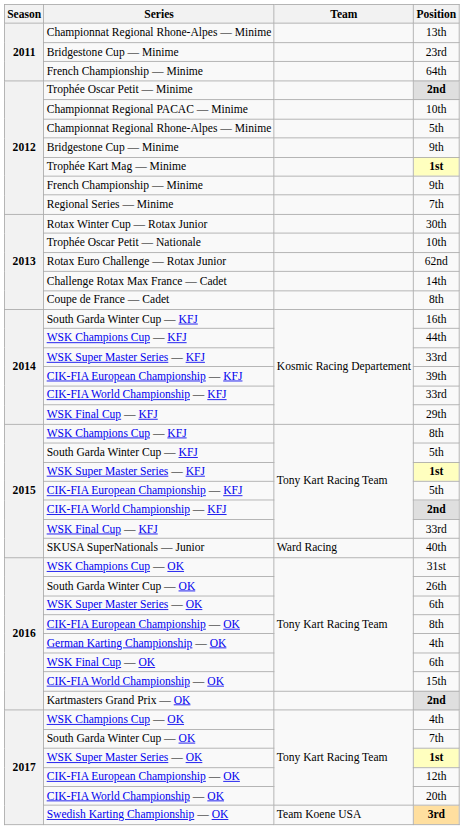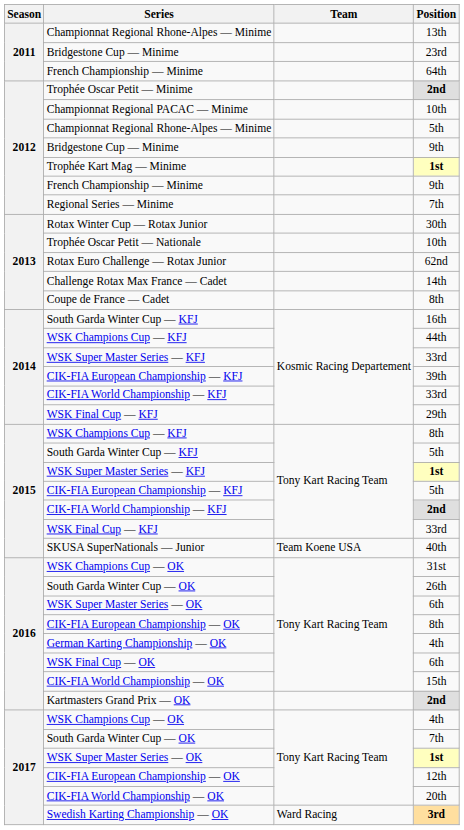(307, 547) Ward Racing -> (319, 547) Team Koene USA
(319, 814) Team Koene USA -> (307, 814) Ward Racing
